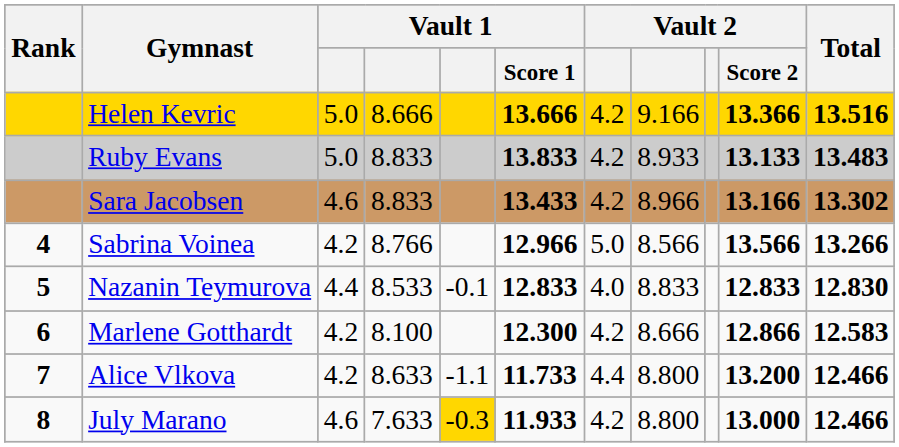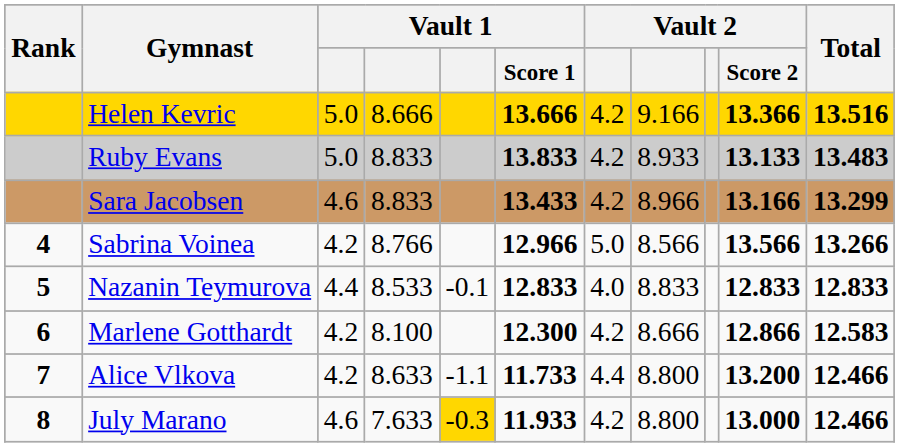(851, 200) 13.302 -> (851, 200) 13.299
(851, 288) 12.830 -> (851, 288) 12.833
